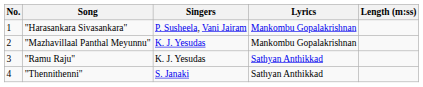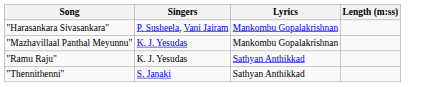- column: (13, 12)
